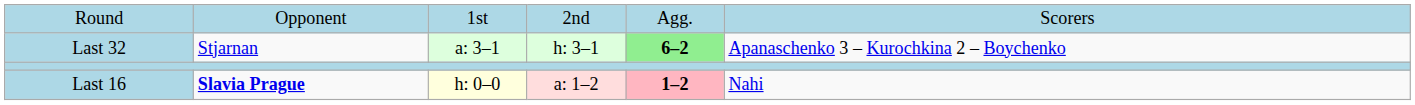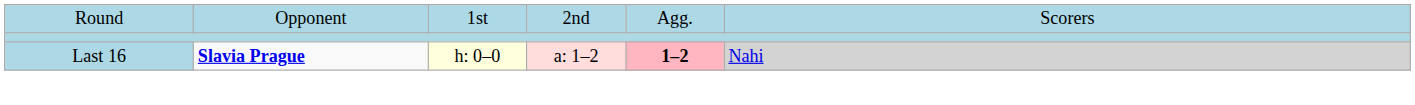- row: (99, 47)
(746, 84) no background -> (746, 55) lightgrey background
